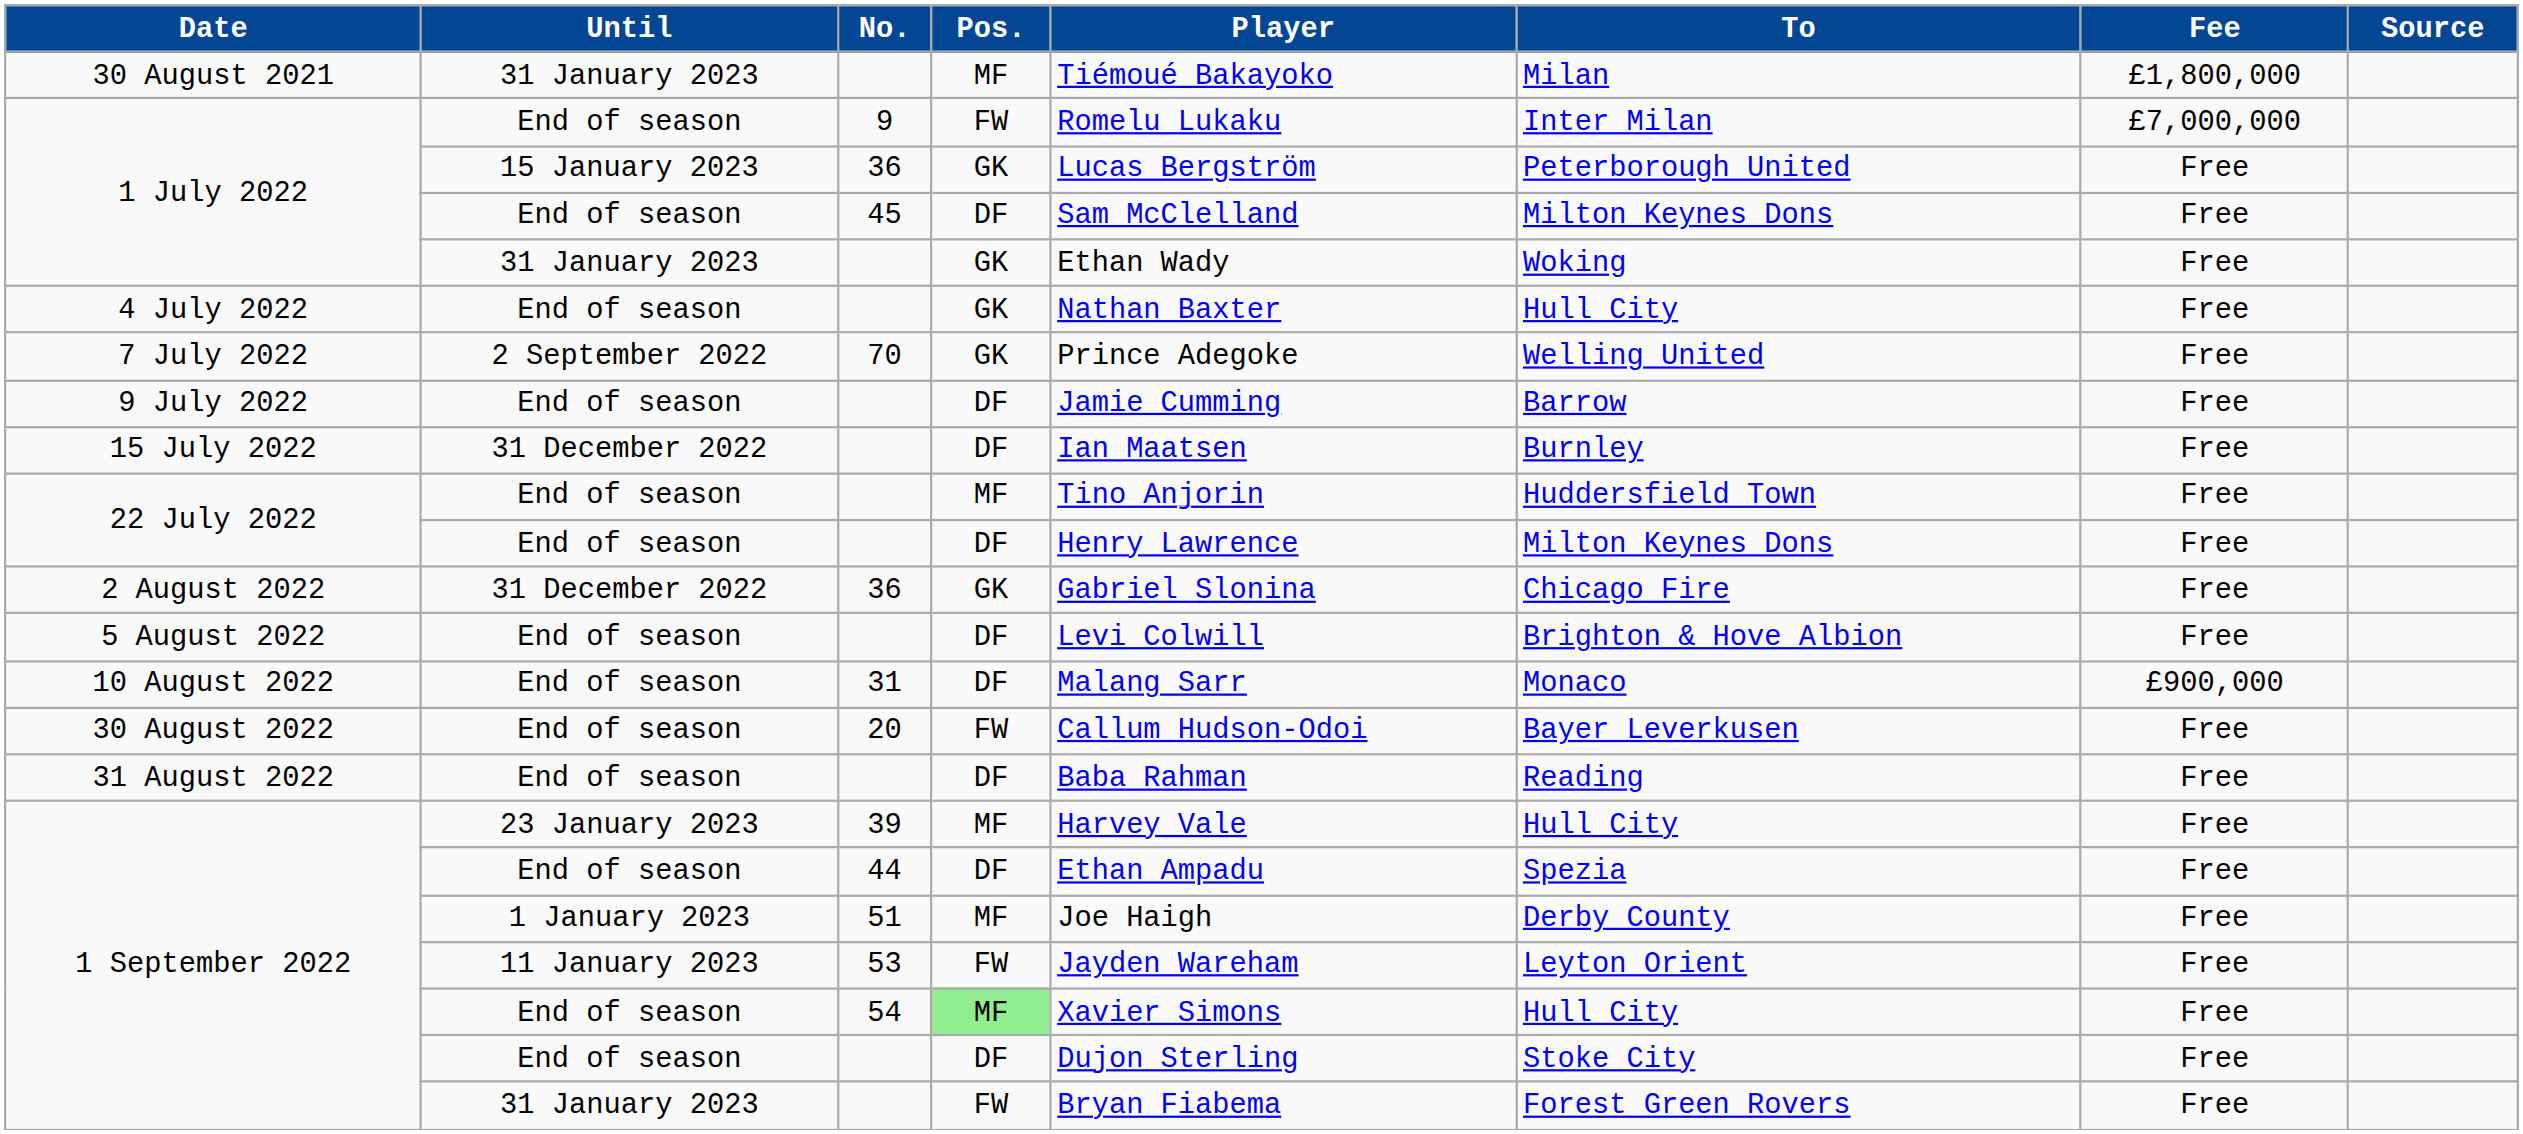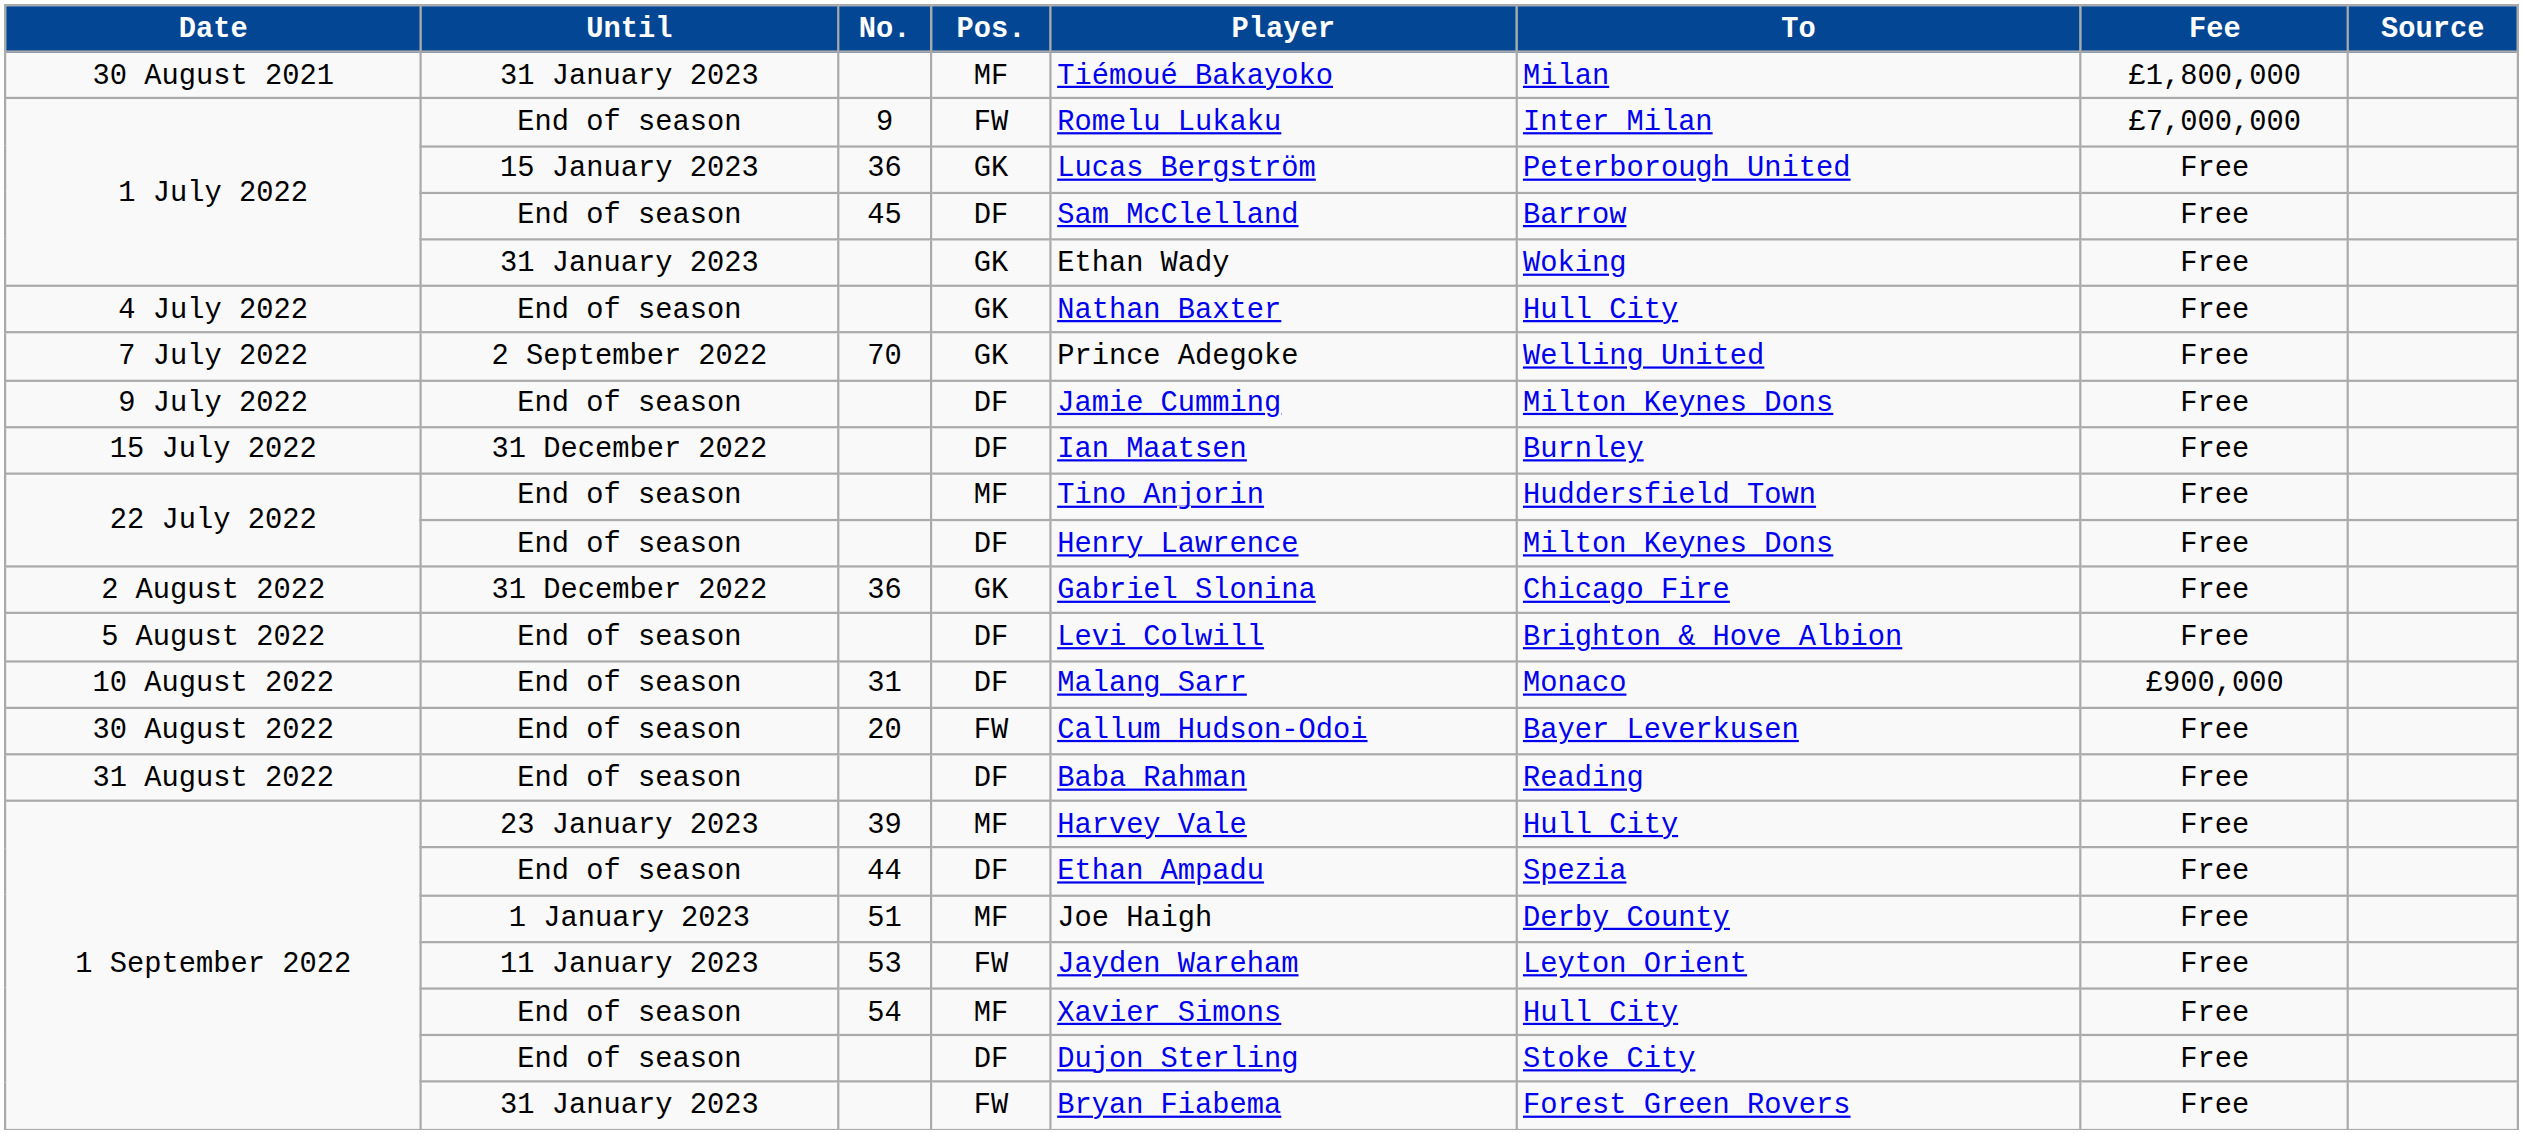(1678, 216) Milton Keynes Dons -> (1575, 216) Barrow
(1575, 403) Barrow -> (1678, 403) Milton Keynes Dons
(991, 1012) lightgreen background -> (991, 1012) no background
